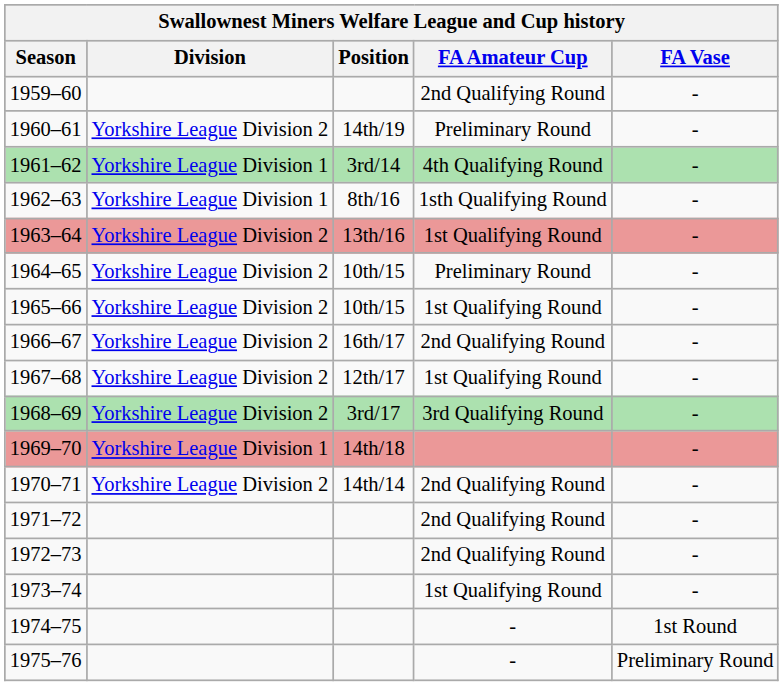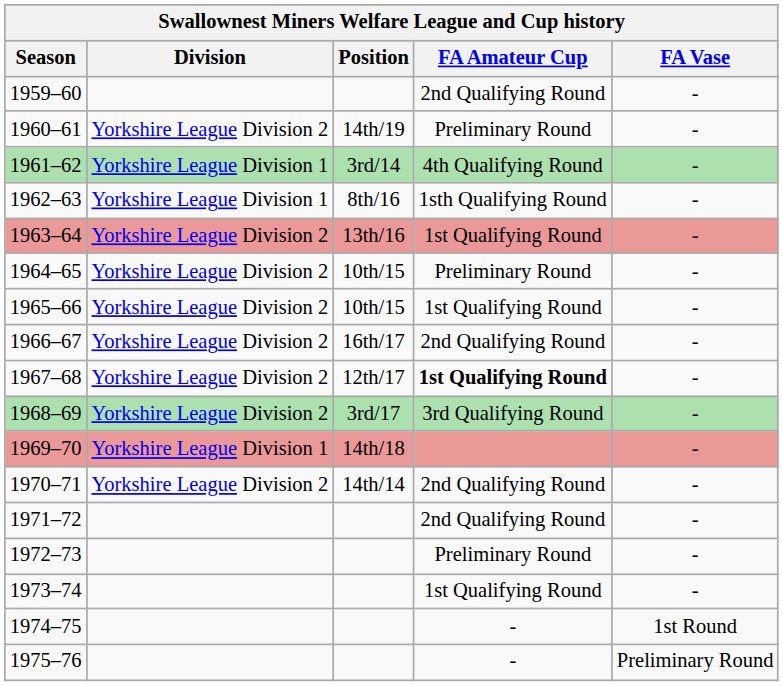(513, 377) normal -> (513, 377) bold
(513, 555) 2nd Qualifying Round -> (513, 555) Preliminary Round
